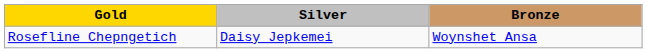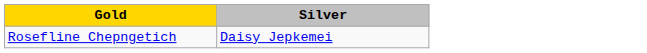- column: (535, 15)
